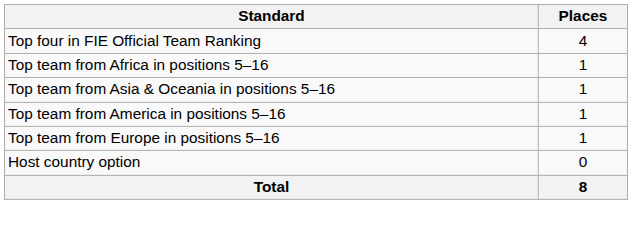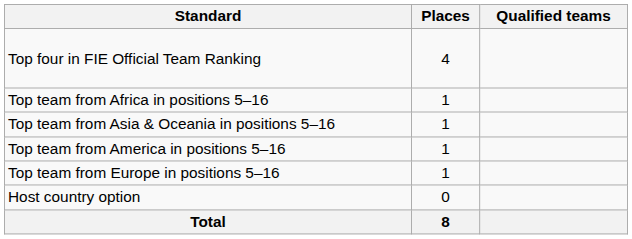+ column: (554, 16)
